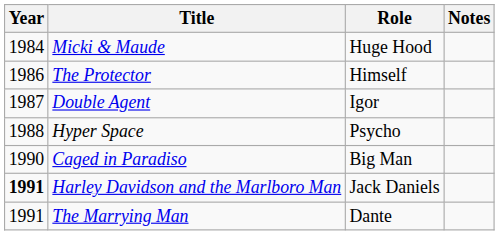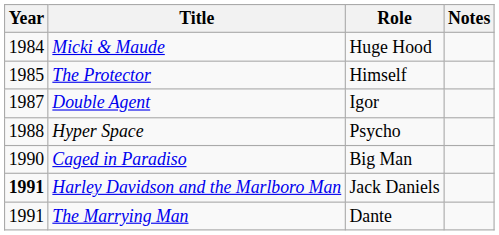(26, 74) 1986 -> (26, 74) 1985
